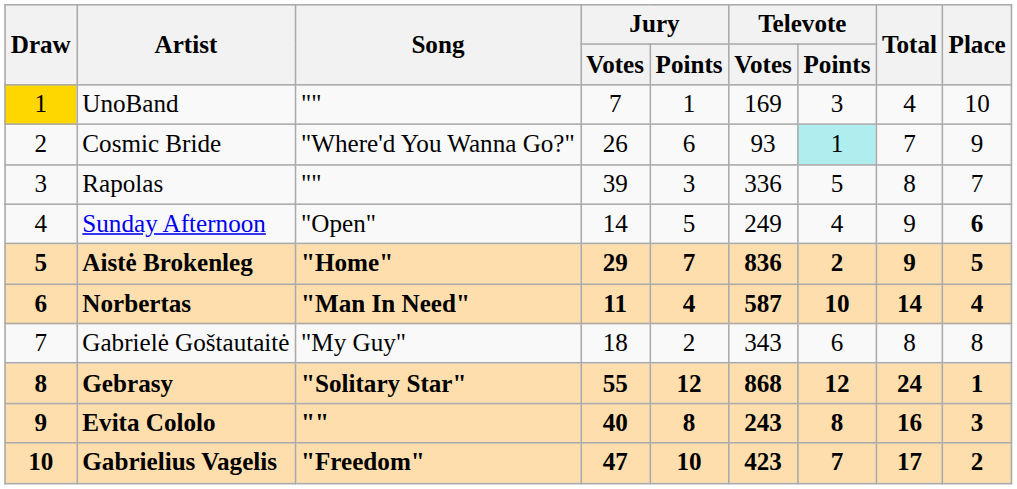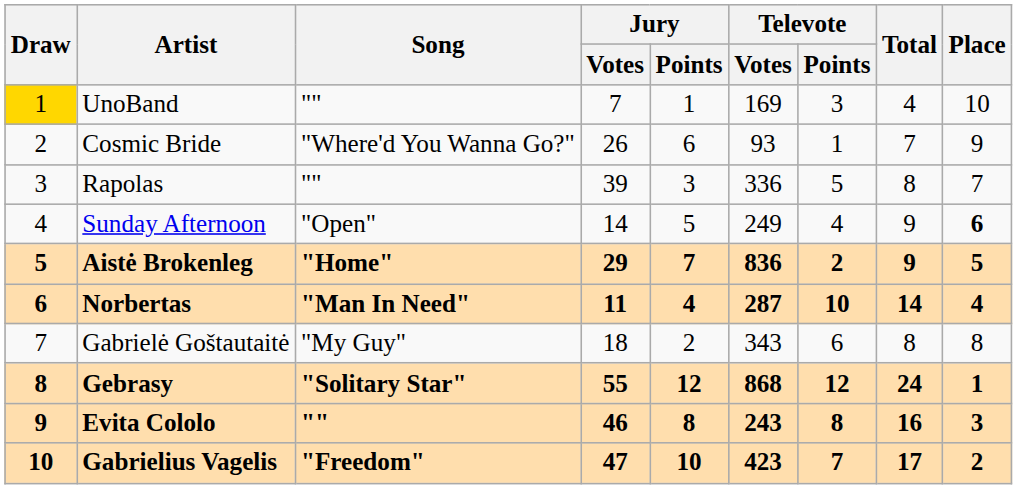(837, 143) paleturquoise background -> (837, 143) no background
(763, 303) 587 -> (763, 303) 287
(615, 422) 40 -> (615, 422) 46
